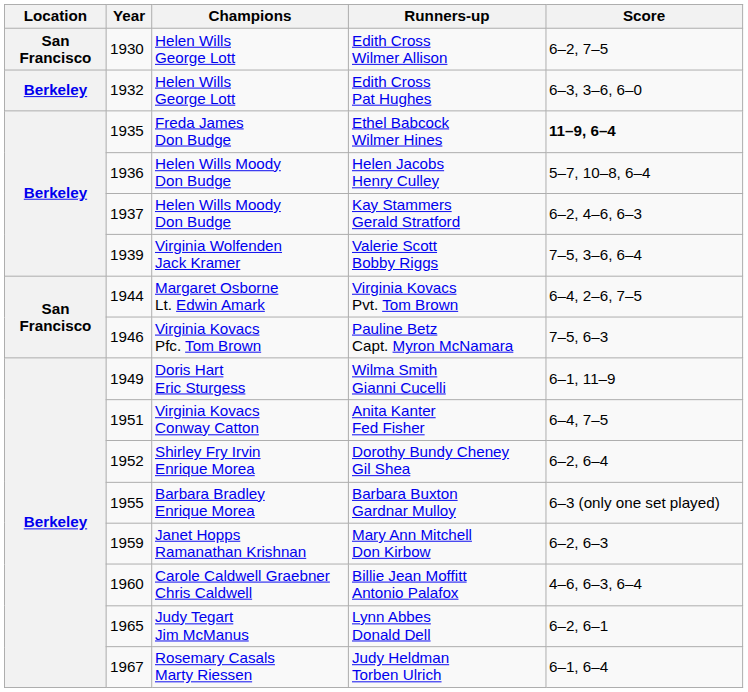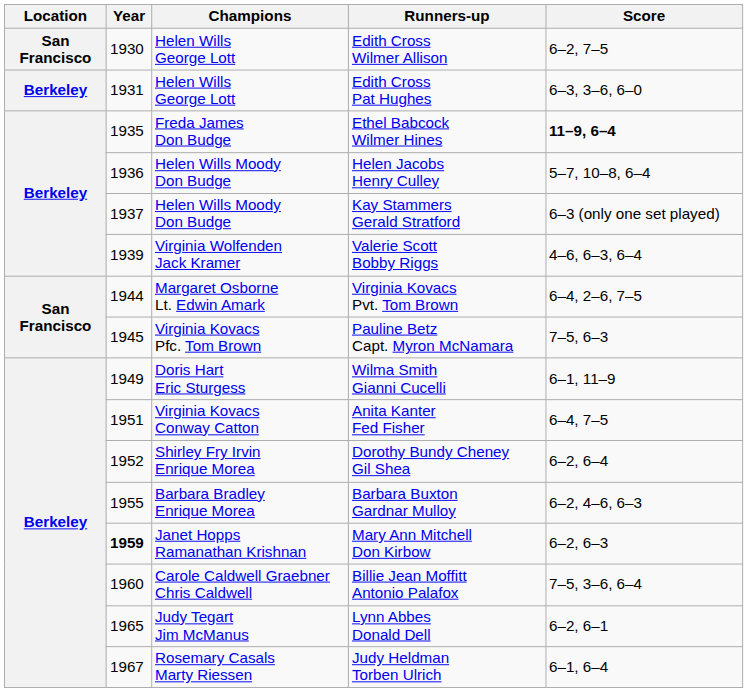(127, 90) 1932 -> (127, 90) 1931
(595, 214) 6–2, 4–6, 6–3 -> (634, 214) 6–3 (only one set played)
(595, 255) 7–5, 3–6, 6–4 -> (595, 255) 4–6, 6–3, 6–4
(127, 337) 1946 -> (127, 337) 1945
(634, 502) 6–3 (only one set played) -> (595, 502) 6–2, 4–6, 6–3
(127, 543) normal -> (127, 543) bold
(595, 584) 4–6, 6–3, 6–4 -> (595, 584) 7–5, 3–6, 6–4
